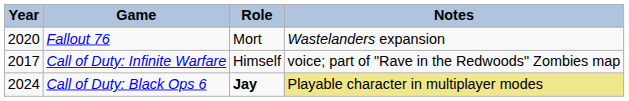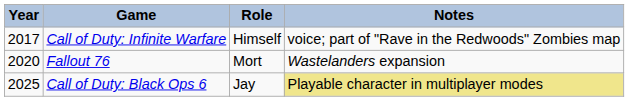rows swapped: (136, 61) <-> (78, 38)
(24, 84) 2024 -> (24, 84) 2025
(245, 84) bold -> (244, 84) normal
